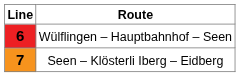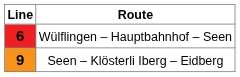(20, 59) 7 -> (20, 59) 9
